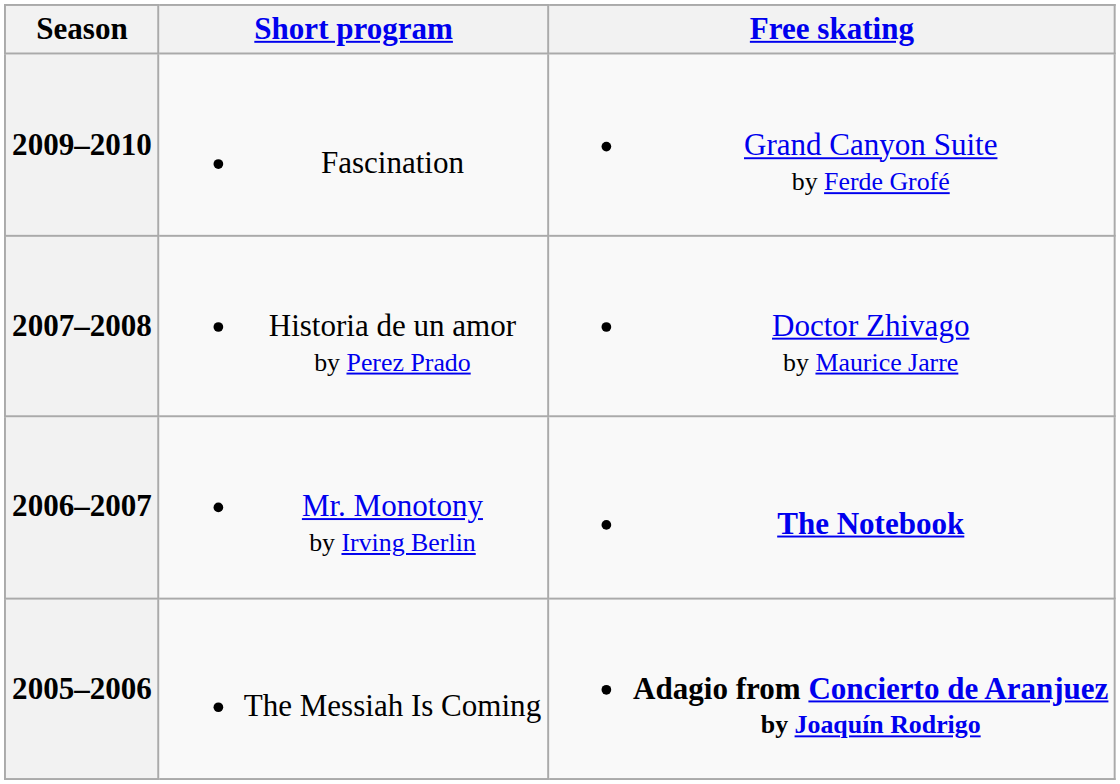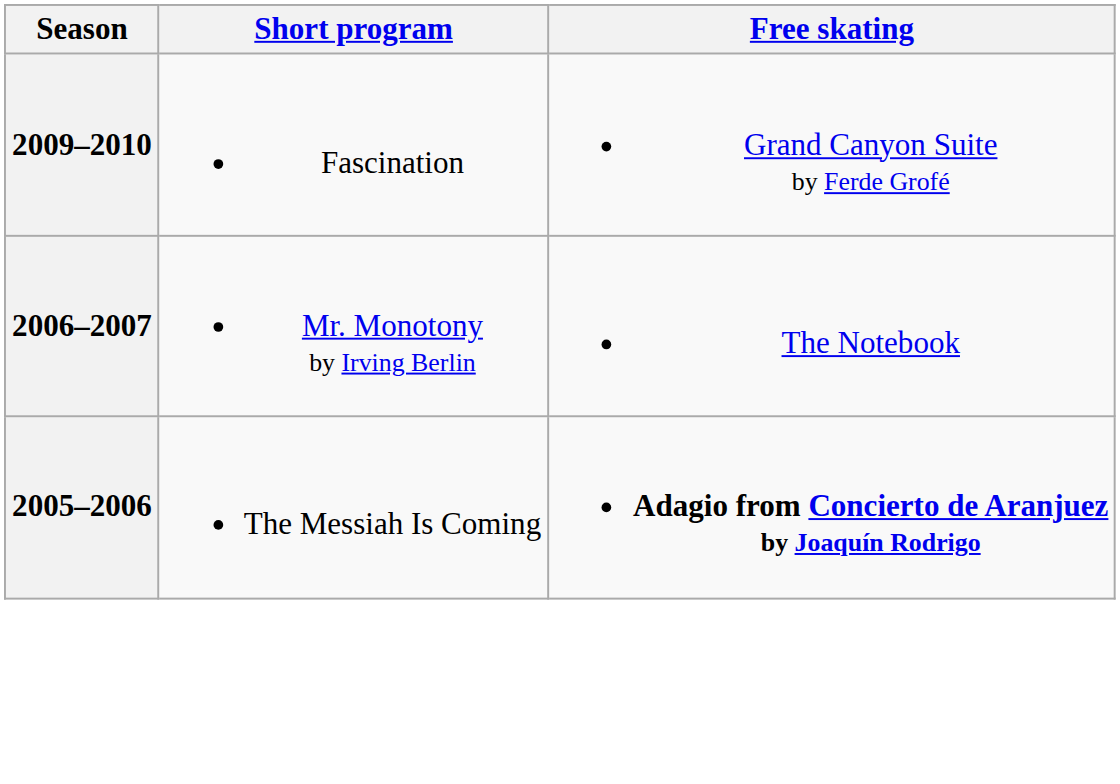- row: (82, 325)
(832, 525) bold -> (832, 343) normal
